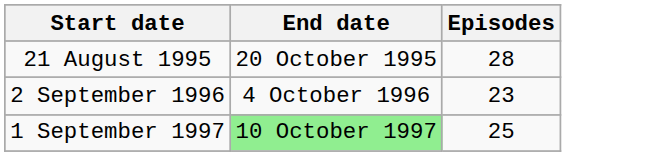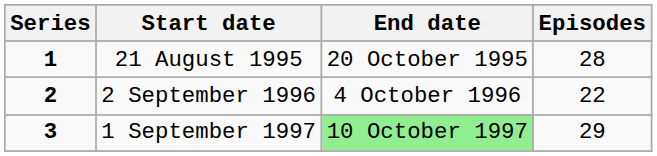+ column: (50, 23)
(501, 96) 23 -> (592, 96) 22
(501, 132) 25 -> (592, 132) 29
